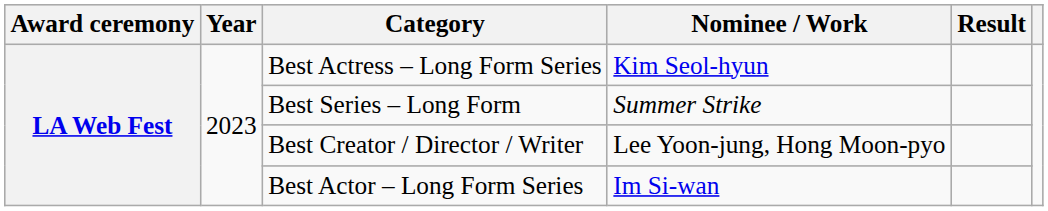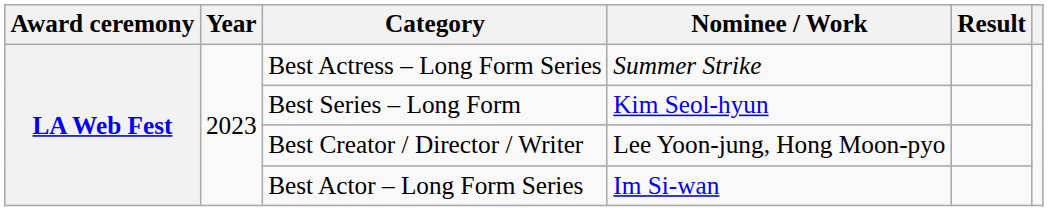(691, 64) Kim Seol-hyun -> (687, 64) Summer Strike
(687, 104) Summer Strike -> (691, 104) Kim Seol-hyun
